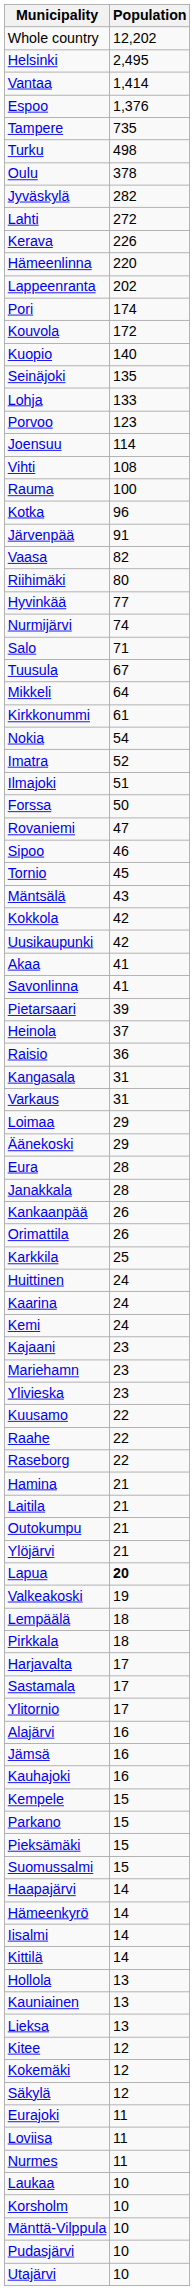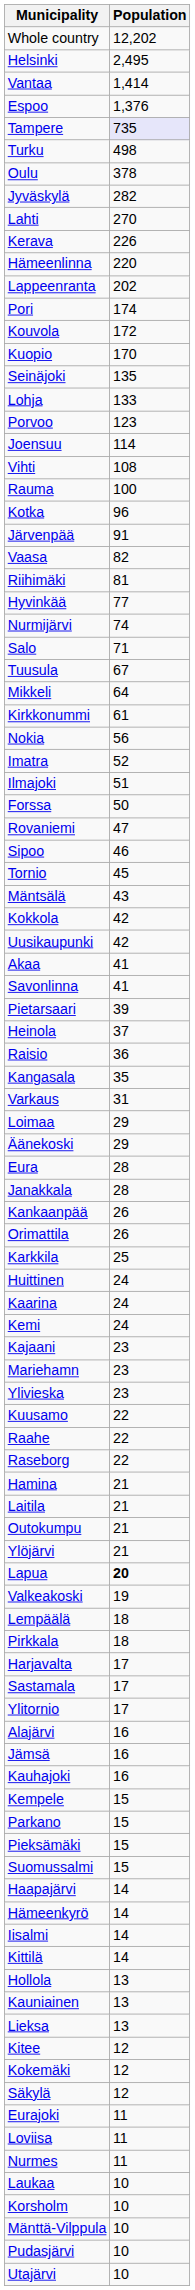(125, 128) no background -> (125, 128) lavender background
(125, 219) 272 -> (125, 219) 270
(125, 354) 140 -> (125, 354) 170
(121, 580) 80 -> (121, 580) 81
(121, 738) 54 -> (121, 738) 56
(121, 1077) 31 -> (121, 1077) 35
